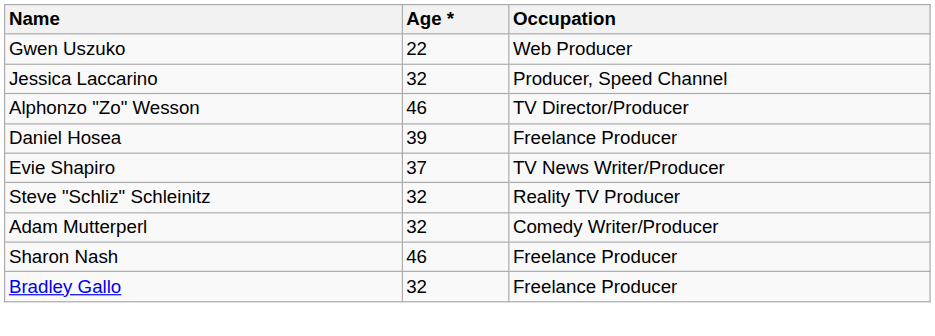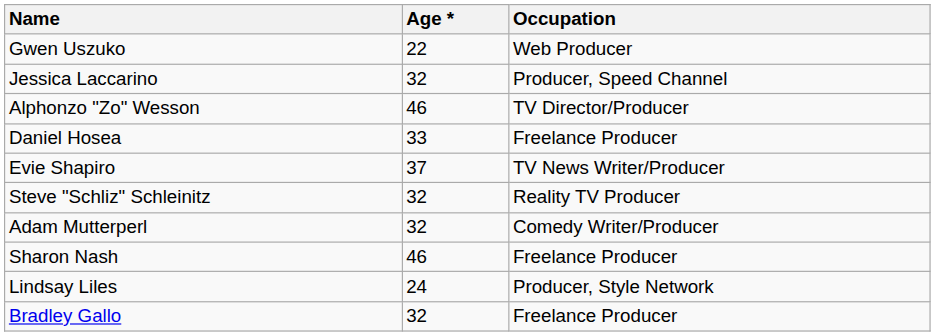(417, 138) 39 -> (417, 138) 33
+ row: (63, 286)
